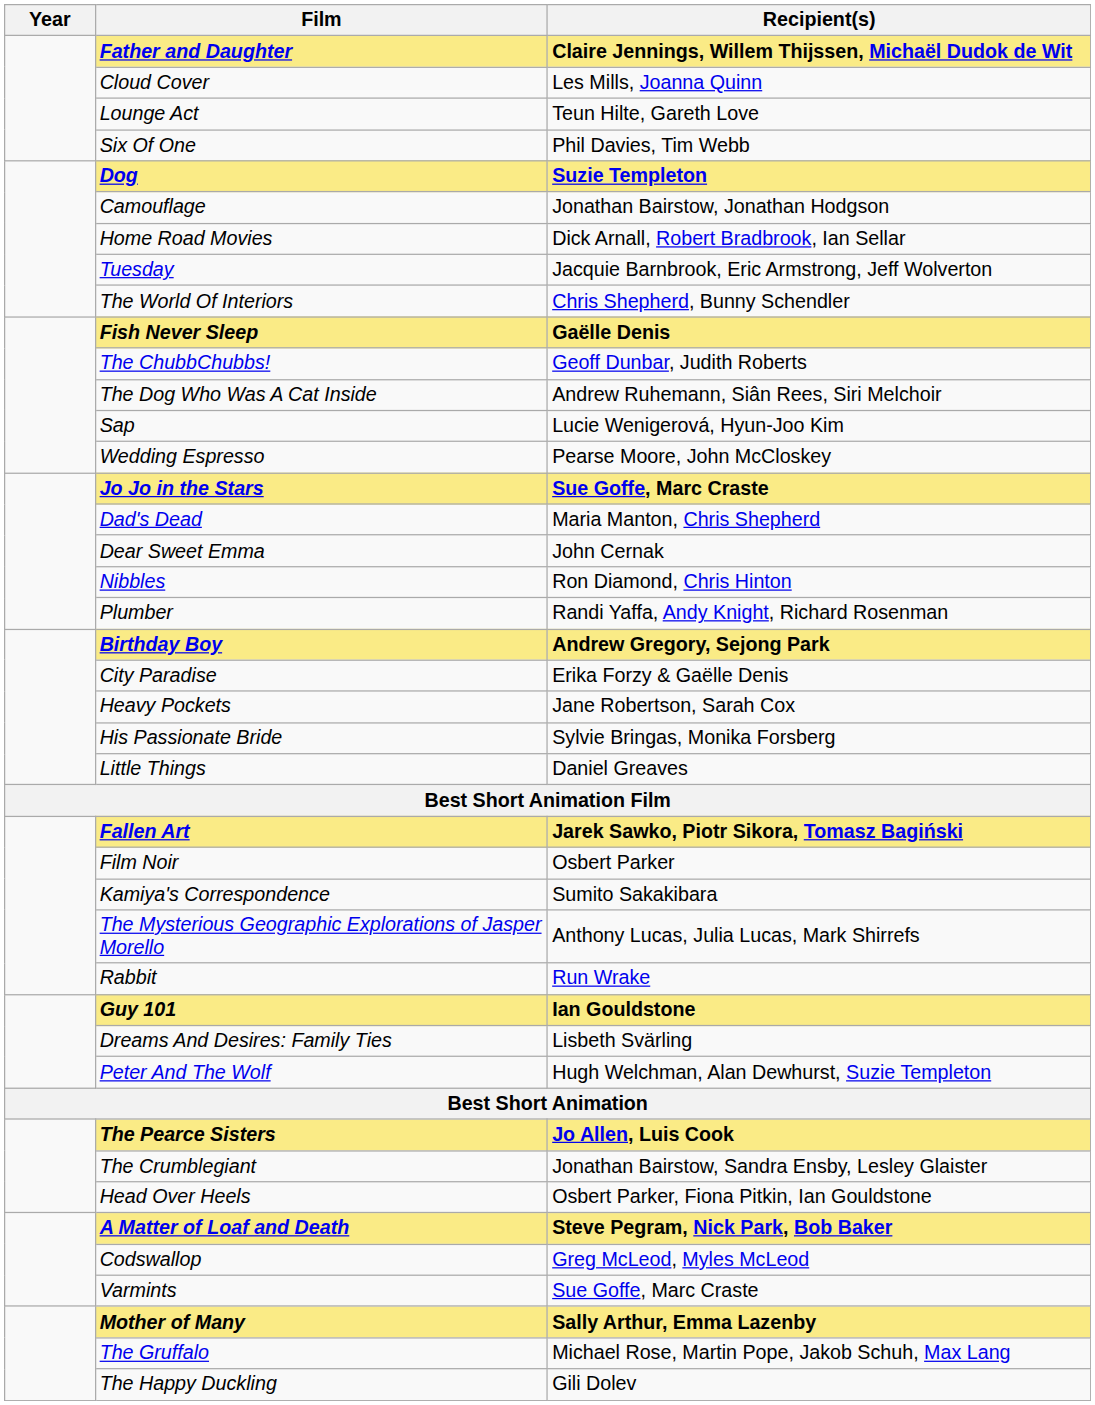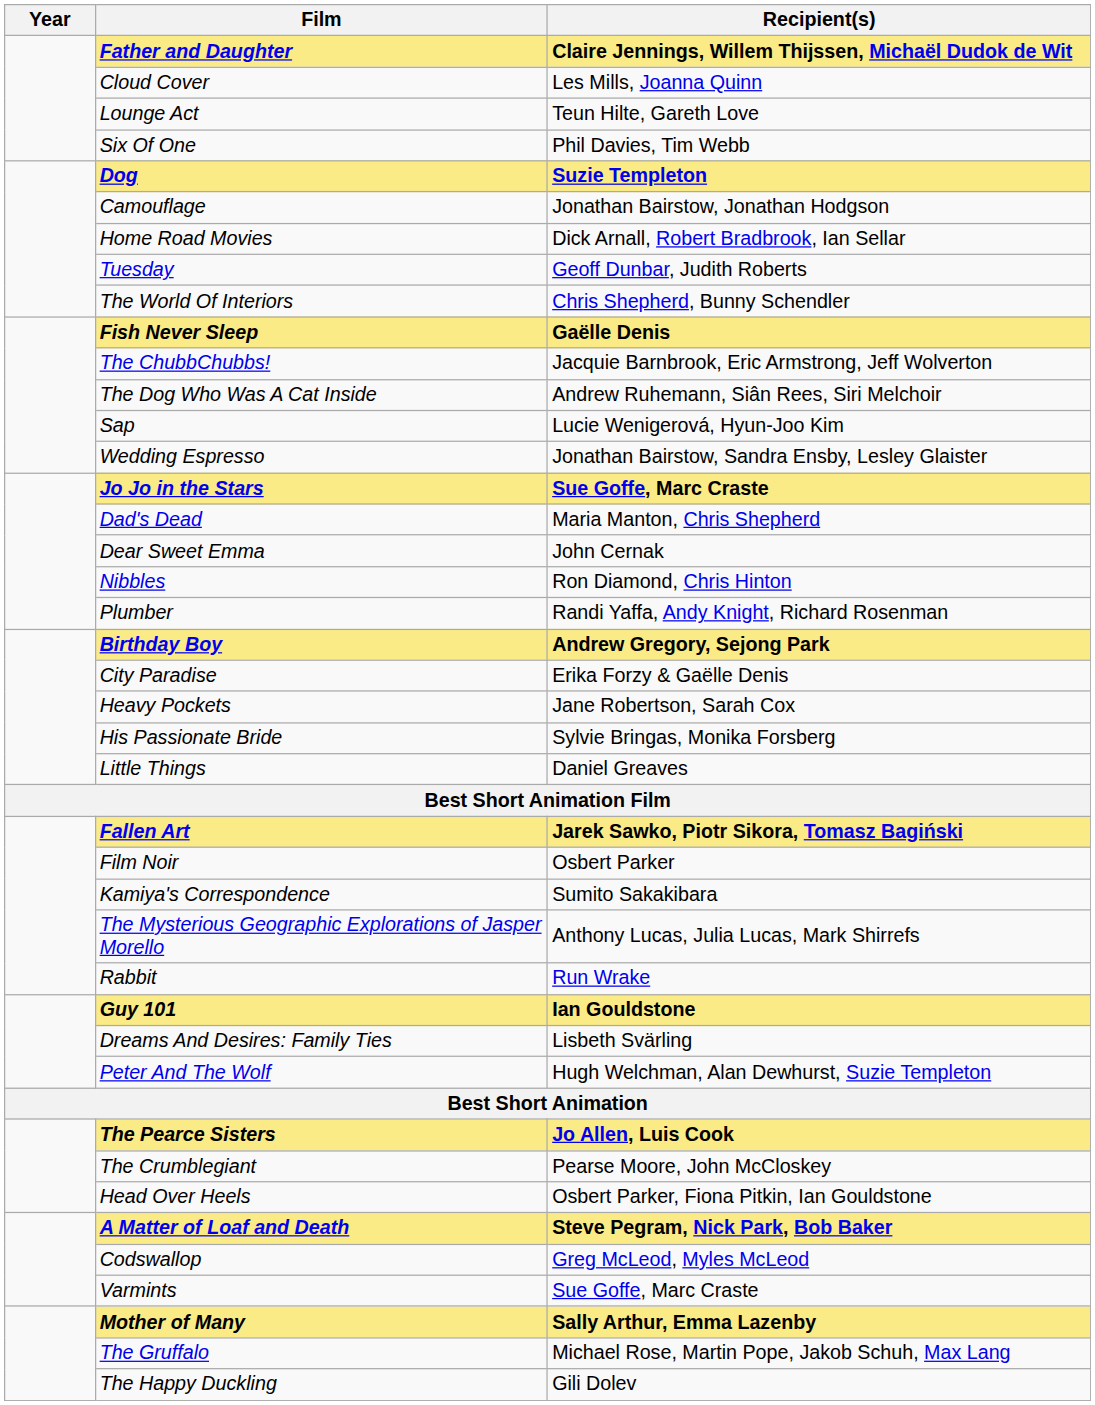(772, 269) Jacquie Barnbrook, Eric Armstrong, Jeff Wolverton -> (679, 269) Geoff Dunbar, Judith Roberts
(679, 363) Geoff Dunbar, Judith Roberts -> (772, 363) Jacquie Barnbrook, Eric Armstrong, Jeff Wolverton
(692, 457) Pearse Moore, John McCloskey -> (770, 457) Jonathan Bairstow, Sandra Ensby, Lesley Glaister
(770, 1165) Jonathan Bairstow, Sandra Ensby, Lesley Glaister -> (692, 1165) Pearse Moore, John McCloskey
